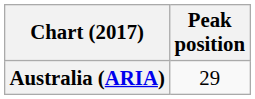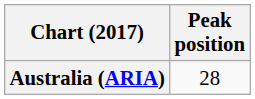(210, 77) 29 -> (210, 77) 28
